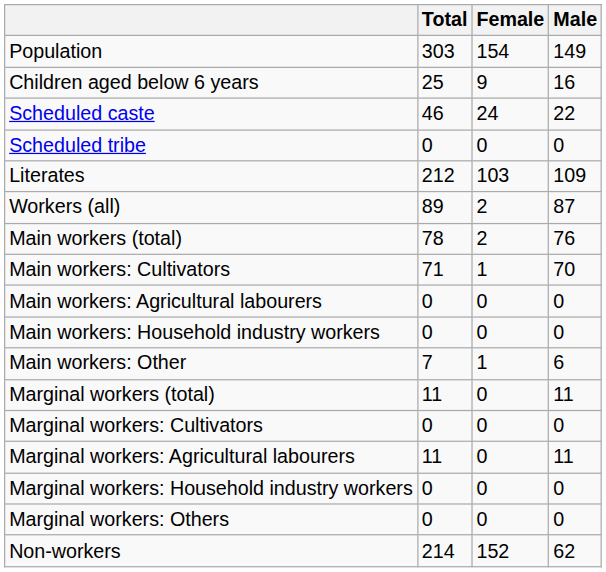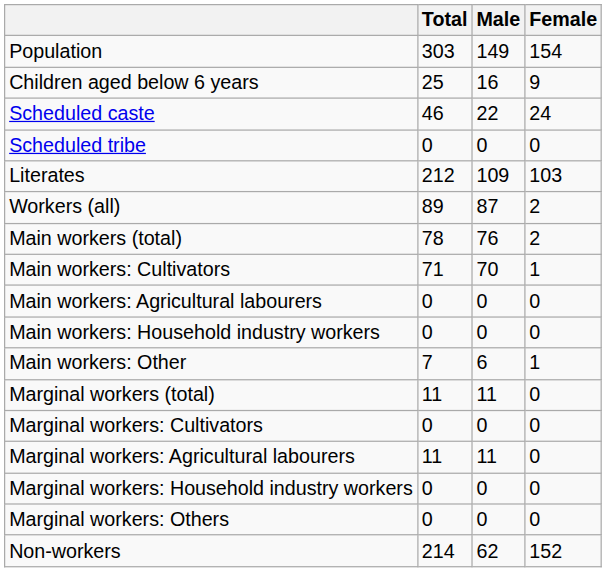columns swapped: (575, 20) <-> (510, 20)
